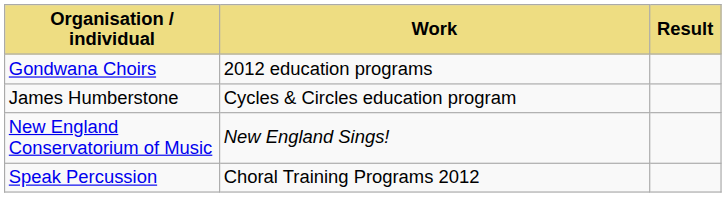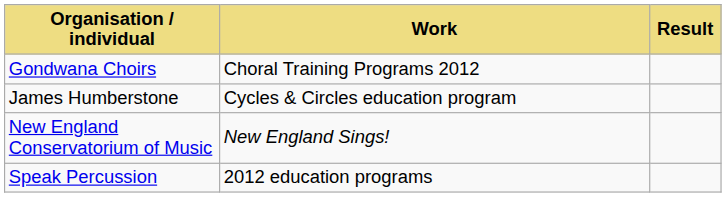(328, 68) 2012 education programs -> (352, 68) Choral Training Programs 2012
(352, 177) Choral Training Programs 2012 -> (328, 177) 2012 education programs
